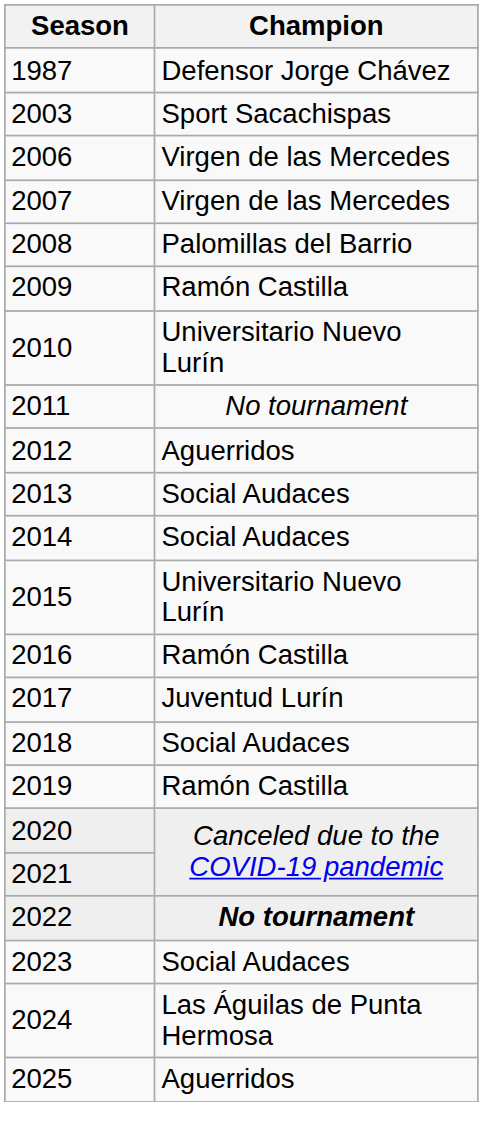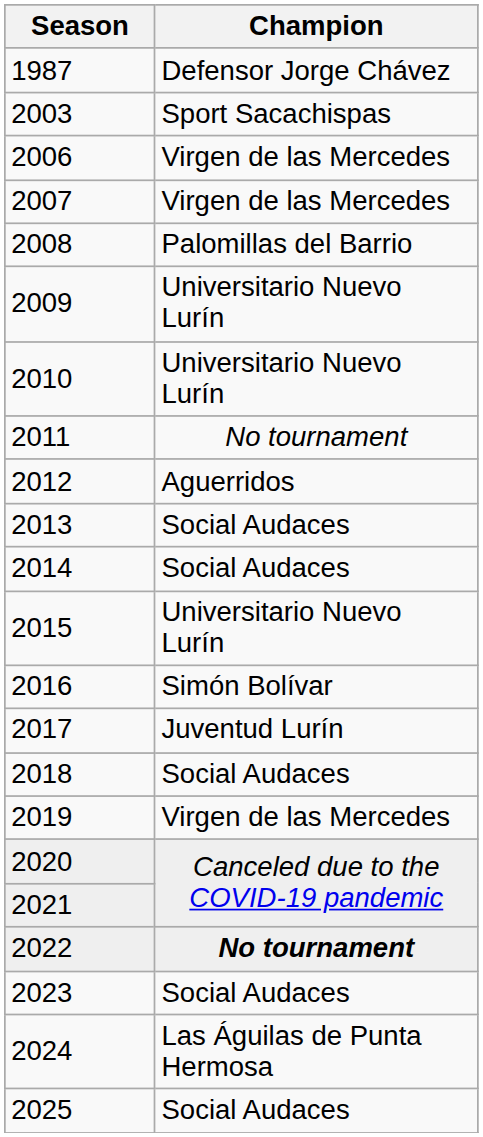(255, 288) Ramón Castilla -> (282, 303) Universitario Nuevo Lurín
(255, 655) Ramón Castilla -> (247, 686) Simón Bolívar
(255, 786) Ramón Castilla -> (306, 817) Virgen de las Mercedes
(228, 1079) Aguerridos -> (256, 1110) Social Audaces
